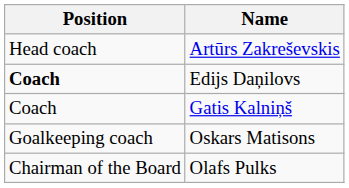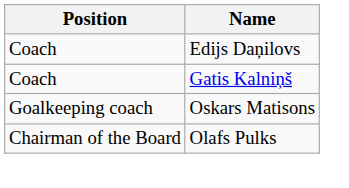- row: (265, 49)
(34, 78) bold -> (33, 49) normal
